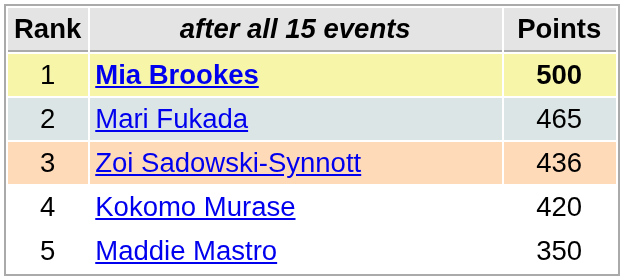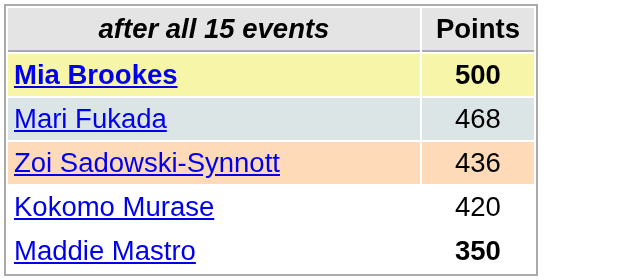- column: (48, 29)
(559, 119) 465 -> (478, 119) 468
(559, 251) normal -> (478, 251) bold
